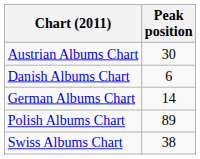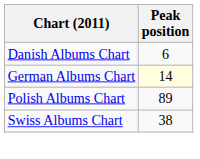- row: (73, 53)
(169, 98) no background -> (166, 76) lightyellow background
